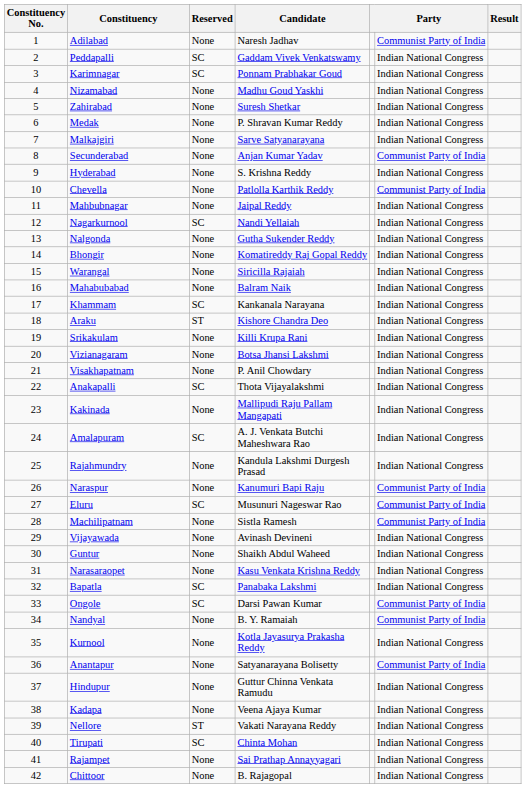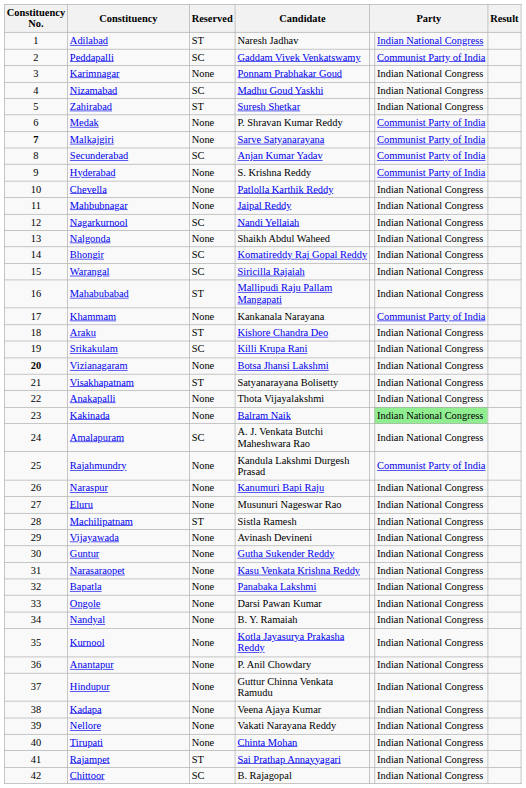(203, 40) None -> (198, 40) ST
(431, 40) Communist Party of India -> (430, 40) Indian National Congress
(430, 57) Indian National Congress -> (431, 57) Communist Party of India
(198, 73) SC -> (203, 73) None
(203, 90) None -> (198, 90) SC
(203, 106) None -> (198, 106) ST
(430, 123) Indian National Congress -> (431, 123) Communist Party of India
(36, 139) normal -> (36, 139) bold
(430, 139) Indian National Congress -> (431, 139) Communist Party of India
(203, 156) None -> (198, 156) SC
(430, 172) Indian National Congress -> (431, 172) Communist Party of India
(431, 189) Communist Party of India -> (430, 189) Indian National Congress
(286, 238) Gutha Sukender Reddy -> (284, 238) Shaikh Abdul Waheed
(203, 255) None -> (198, 255) SC
(203, 271) None -> (198, 271) SC
(203, 288) None -> (198, 294) ST
(264, 288) Balram Naik -> (285, 294) Mallipudi Raju Pallam Mangapati
(198, 304) SC -> (203, 316) None
(430, 304) Indian National Congress -> (431, 316) Communist Party of India
(203, 337) None -> (198, 349) SC
(36, 354) normal -> (36, 366) bold
(203, 370) None -> (198, 382) ST
(274, 370) P. Anil Chowdary -> (288, 382) Satyanarayana Bolisetty
(198, 387) SC -> (203, 399) None
(285, 409) Mallipudi Raju Pallam Mangapati -> (264, 415) Balram Naik
(430, 409) no background -> (430, 415) lightgreen background
(430, 466) Indian National Congress -> (431, 466) Communist Party of India
(431, 488) Communist Party of India -> (430, 488) Indian National Congress
(198, 504) SC -> (203, 504) None
(431, 504) Communist Party of India -> (430, 504) Indian National Congress
(203, 521) None -> (198, 521) ST
(431, 521) Communist Party of India -> (430, 521) Indian National Congress
(284, 554) Shaikh Abdul Waheed -> (286, 554) Gutha Sukender Reddy
(198, 587) SC -> (203, 587) None
(198, 603) SC -> (203, 603) None
(431, 603) Communist Party of India -> (430, 603) Indian National Congress
(431, 620) Communist Party of India -> (430, 620) Indian National Congress
(288, 665) Satyanarayana Bolisetty -> (274, 665) P. Anil Chowdary
(431, 665) Communist Party of India -> (430, 665) Indian National Congress
(198, 726) ST -> (203, 726) None
(198, 742) SC -> (203, 742) None
(203, 759) None -> (198, 759) ST
(203, 775) None -> (198, 775) SC
